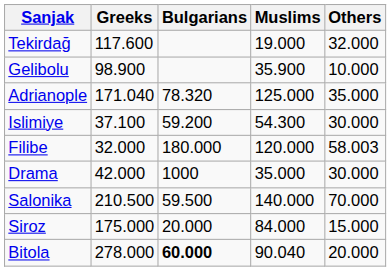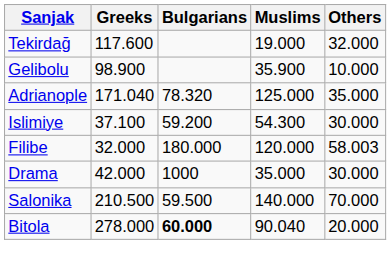- row: (27, 226)
